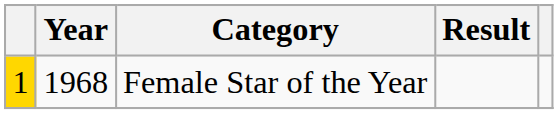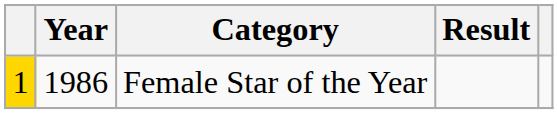(76, 81) 1968 -> (76, 81) 1986
